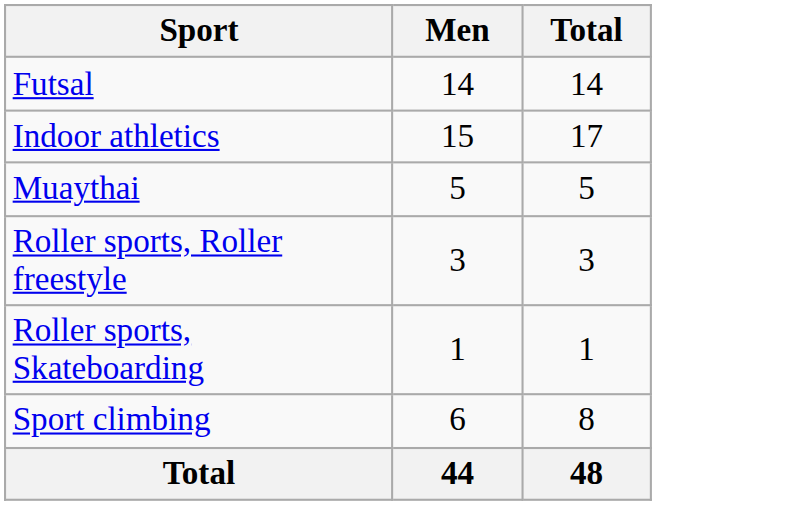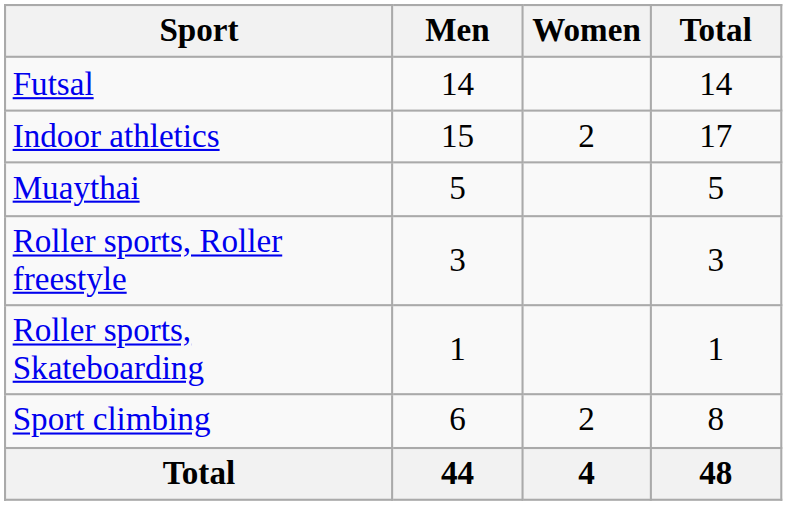+ column: (587, 30)
